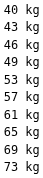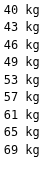- row: (22, 167)
